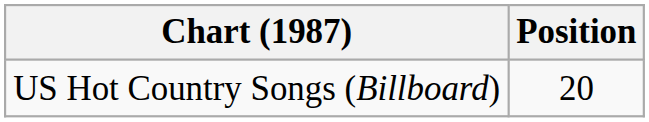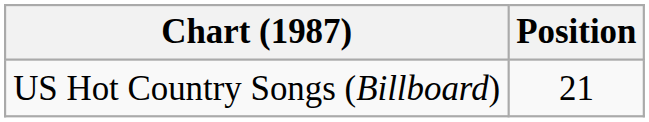(576, 87) 20 -> (576, 87) 21
